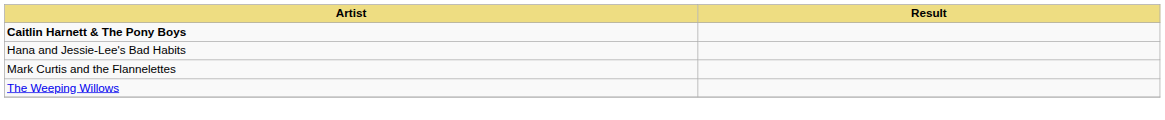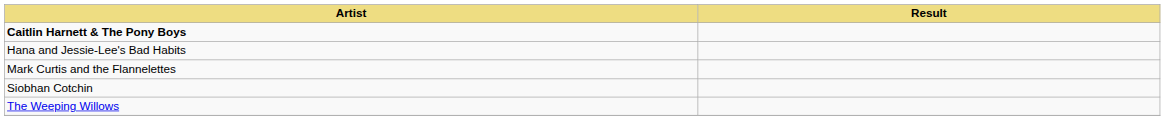+ row: (50, 87)
